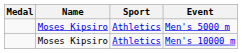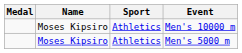rows swapped: (198, 26) <-> (200, 41)
